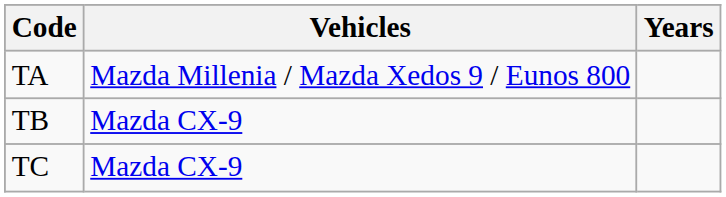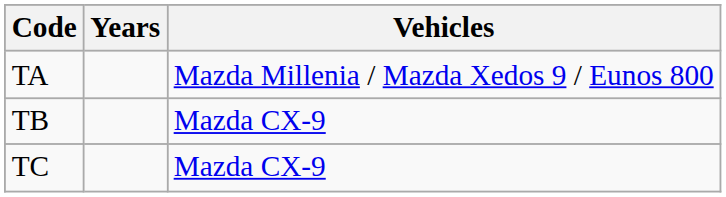columns swapped: (360, 27) <-> (679, 27)
